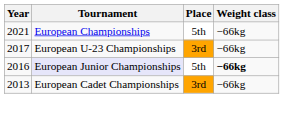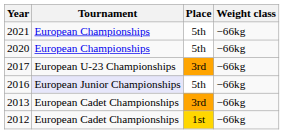+ row: (18, 48)
(231, 66) bold -> (231, 84) normal
+ row: (18, 119)
